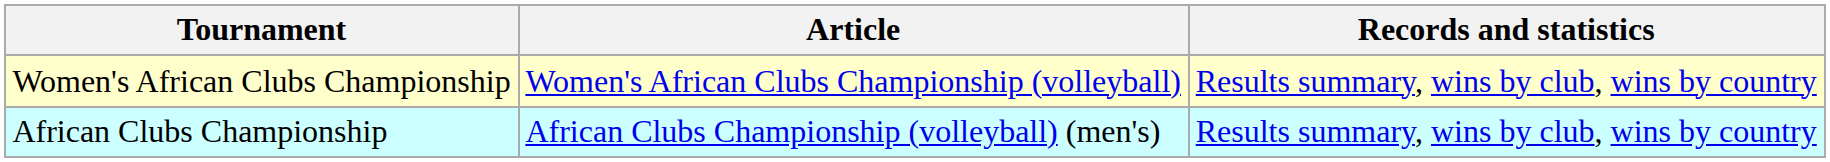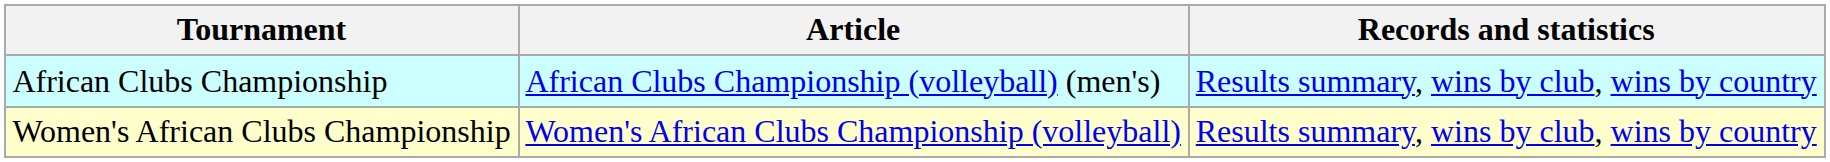rows swapped: (200, 131) <-> (262, 80)
